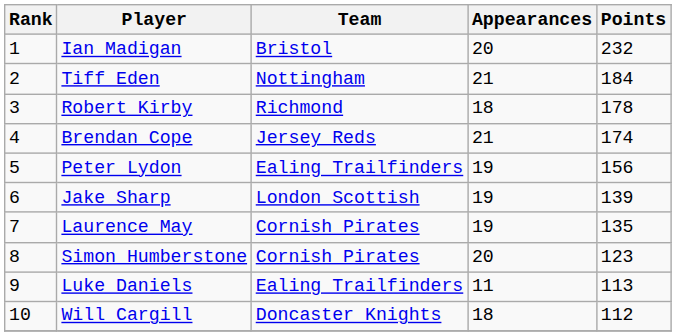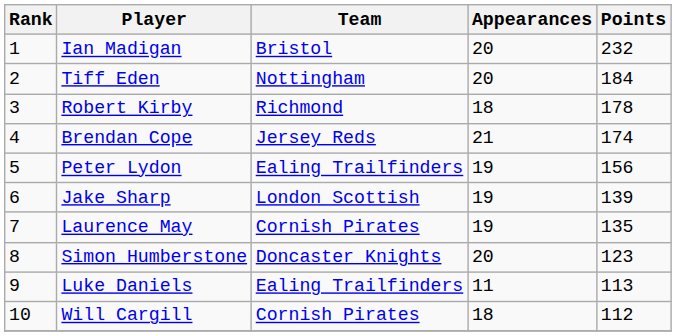(483, 79) 21 -> (483, 79) 20
(338, 257) Cornish Pirates -> (349, 257) Doncaster Knights
(349, 316) Doncaster Knights -> (338, 316) Cornish Pirates
